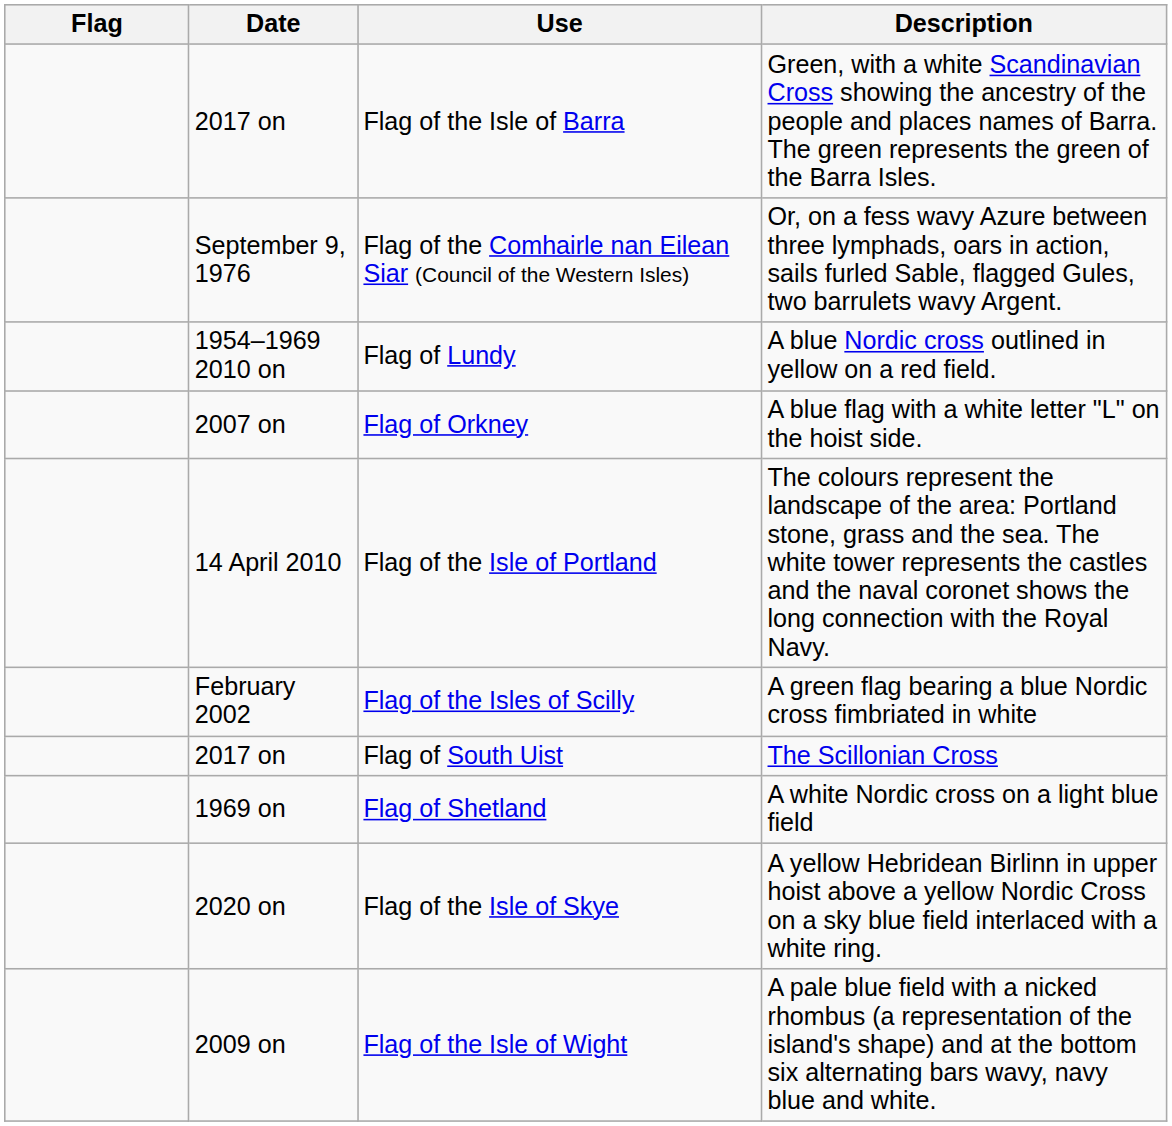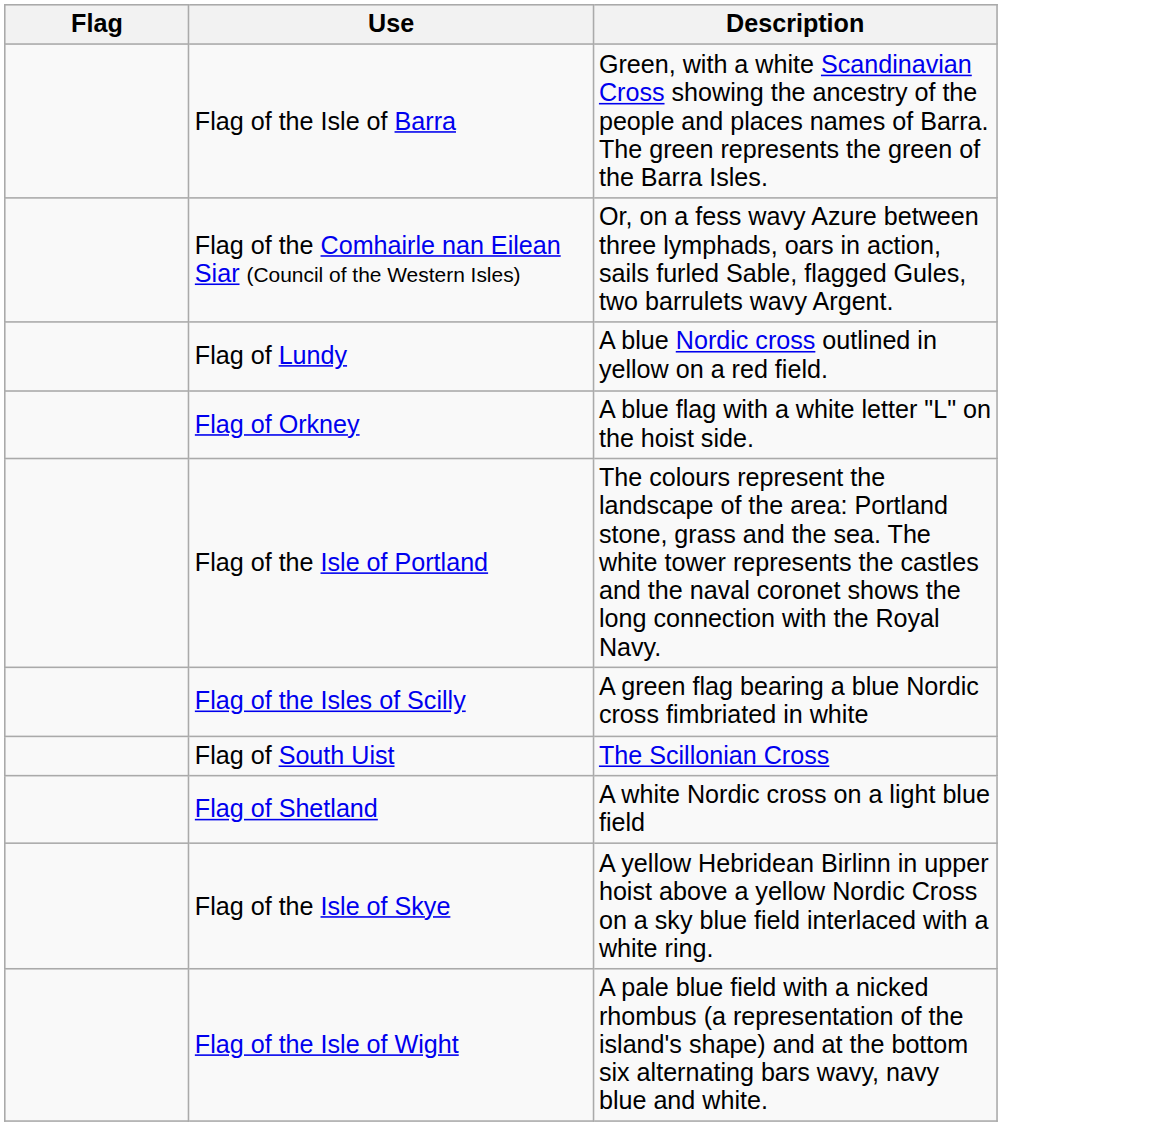- column: (273, 24)
